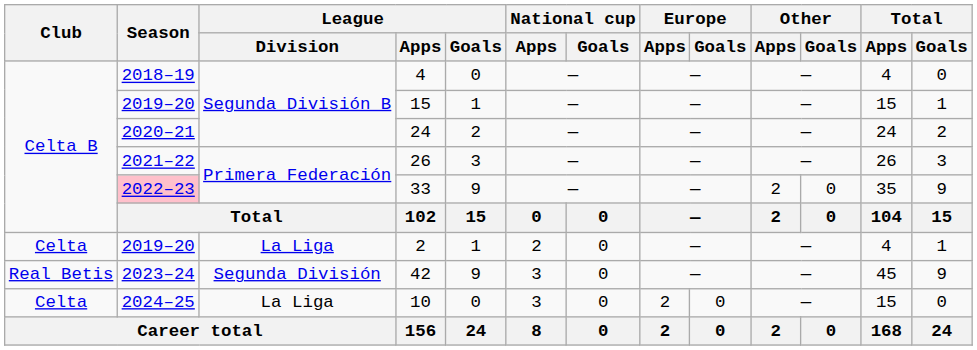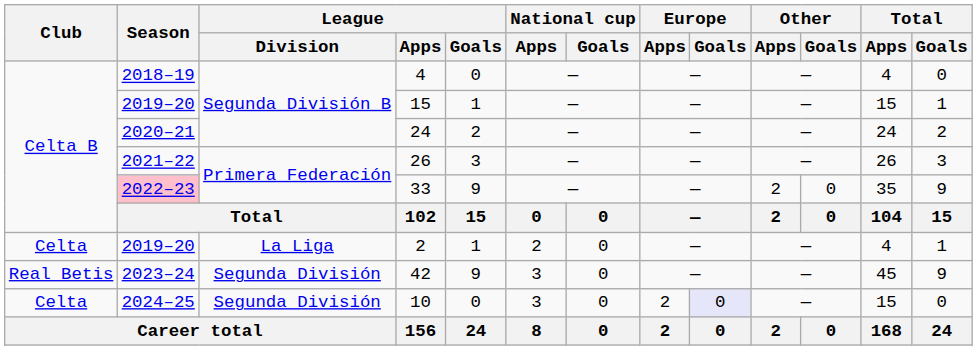(297, 303) La Liga -> (297, 303) Segunda División
(720, 303) no background -> (720, 303) lavender background
